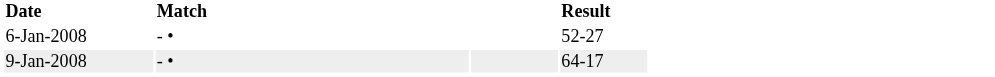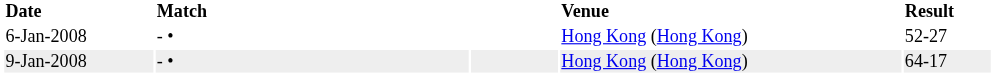+ column: (585, 11)
